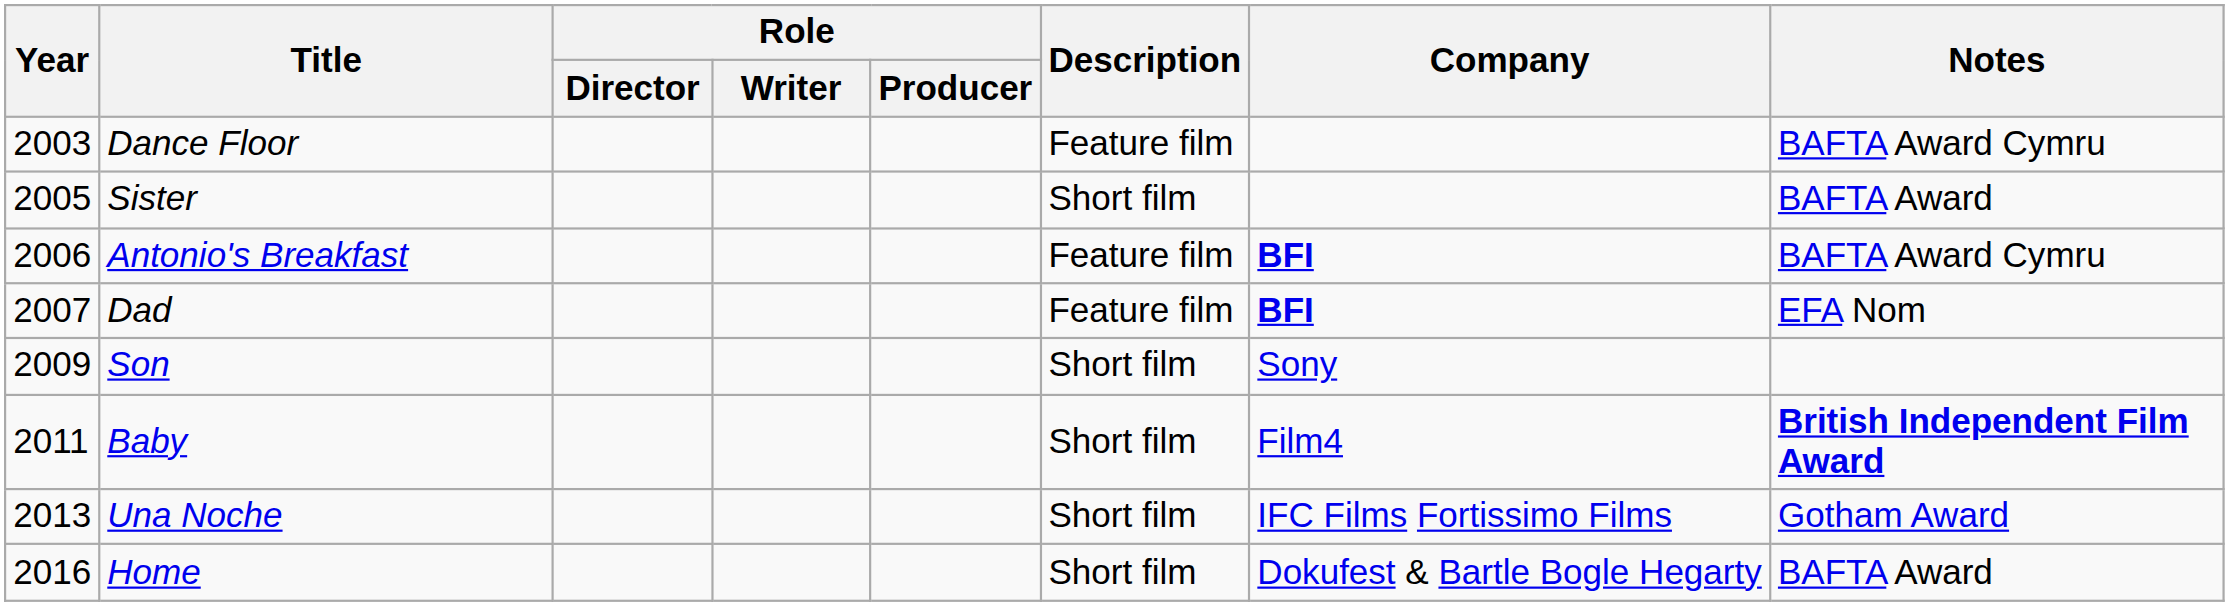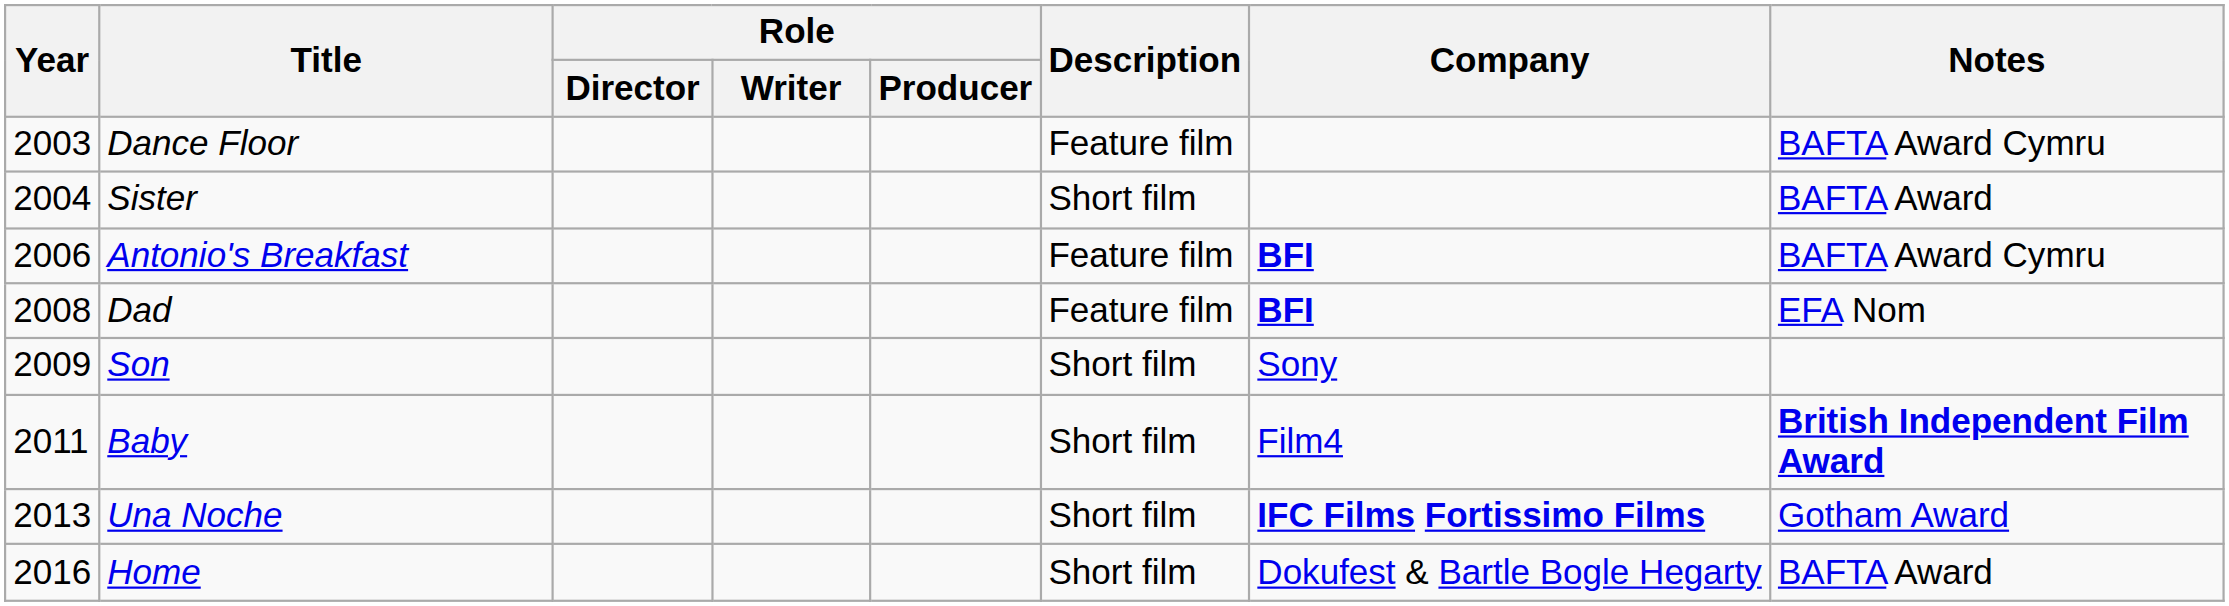(52, 198) 2005 -> (52, 198) 2004
(52, 310) 2007 -> (52, 310) 2008
(1465, 516) normal -> (1481, 516) bold
